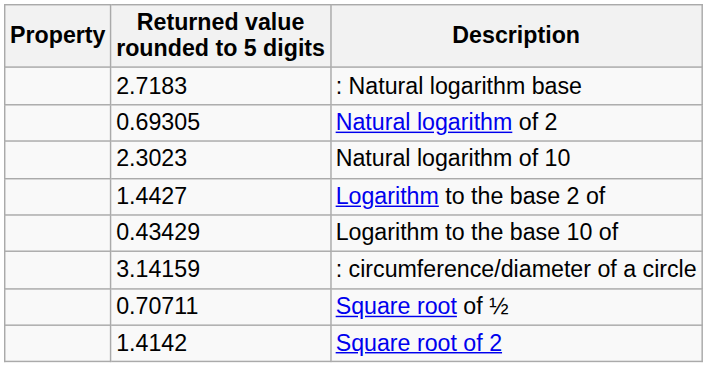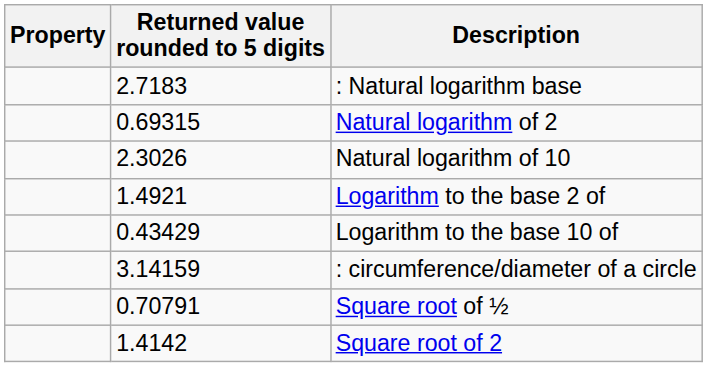(158, 122) 0.69305 -> (158, 122) 0.69315
(152, 159) 2.3023 -> (152, 159) 2.3026
(152, 196) 1.4427 -> (152, 196) 1.4921
(157, 306) 0.70711 -> (158, 306) 0.70791
